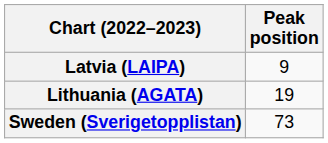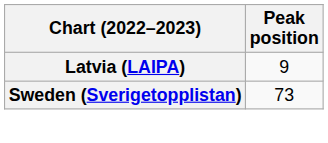- row: (125, 94)
